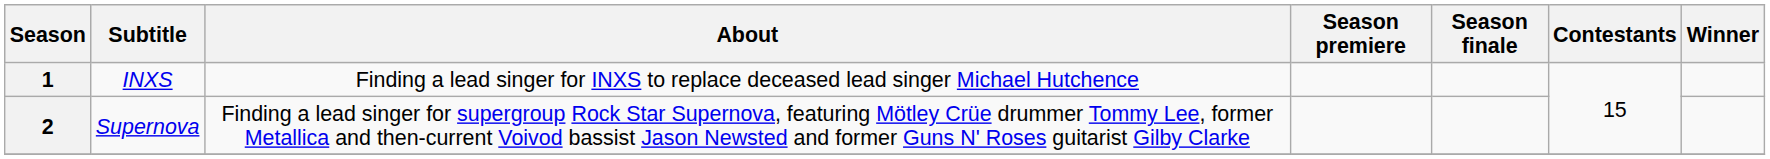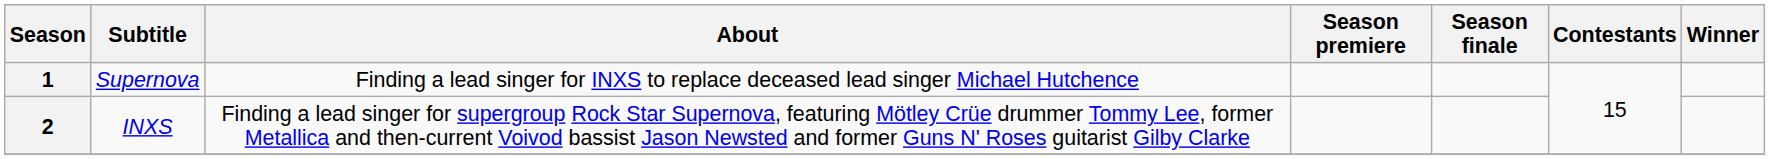(148, 80) INXS -> (148, 80) Supernova
(148, 126) Supernova -> (148, 126) INXS
